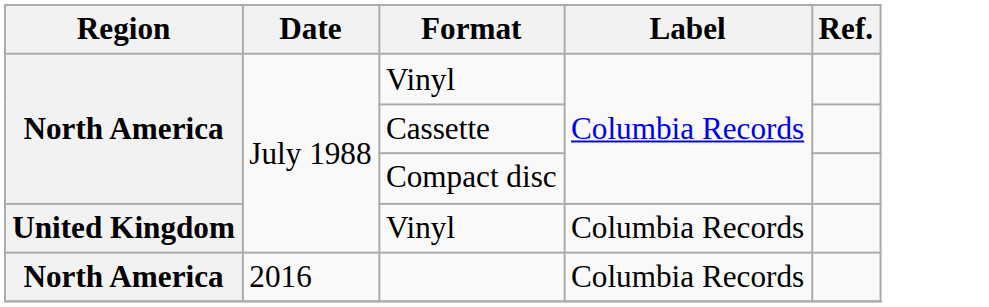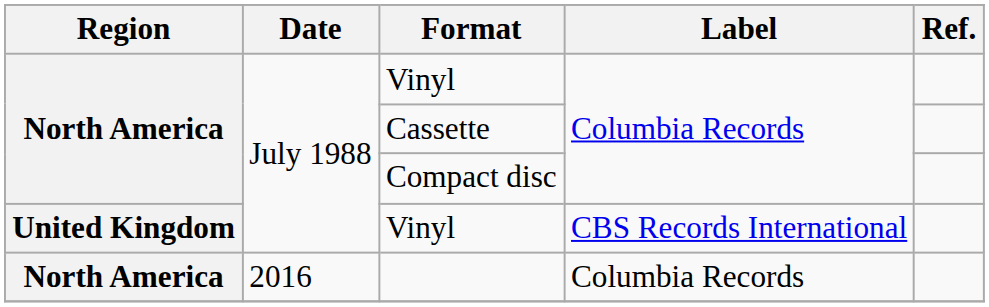(688, 227) Columbia Records -> (739, 227) CBS Records International
